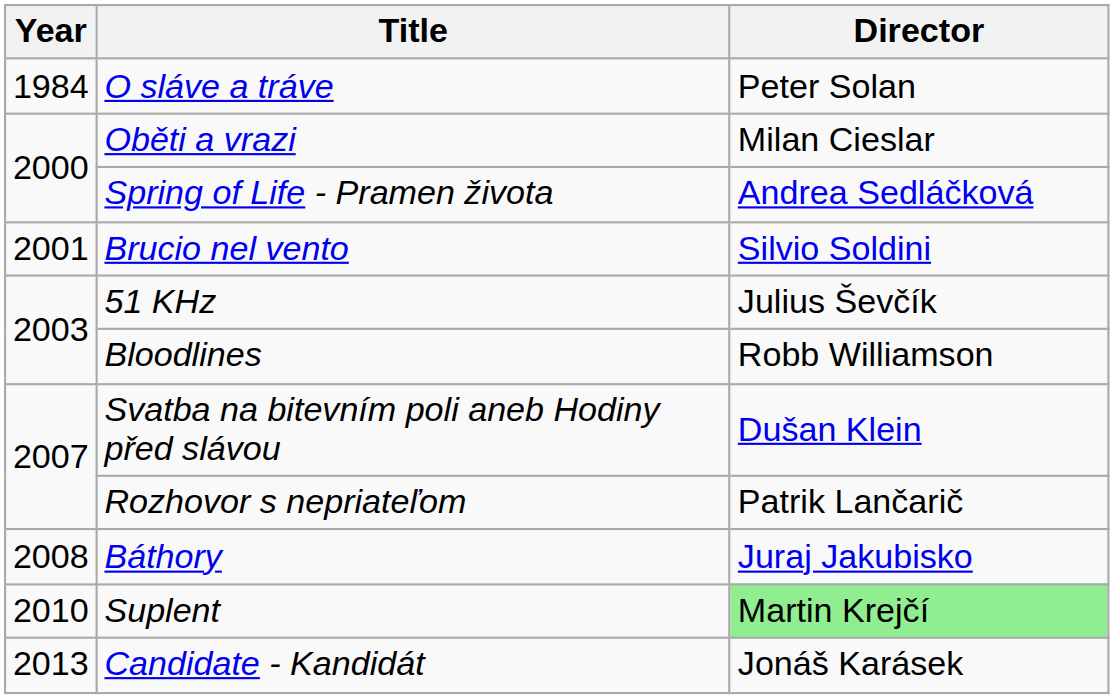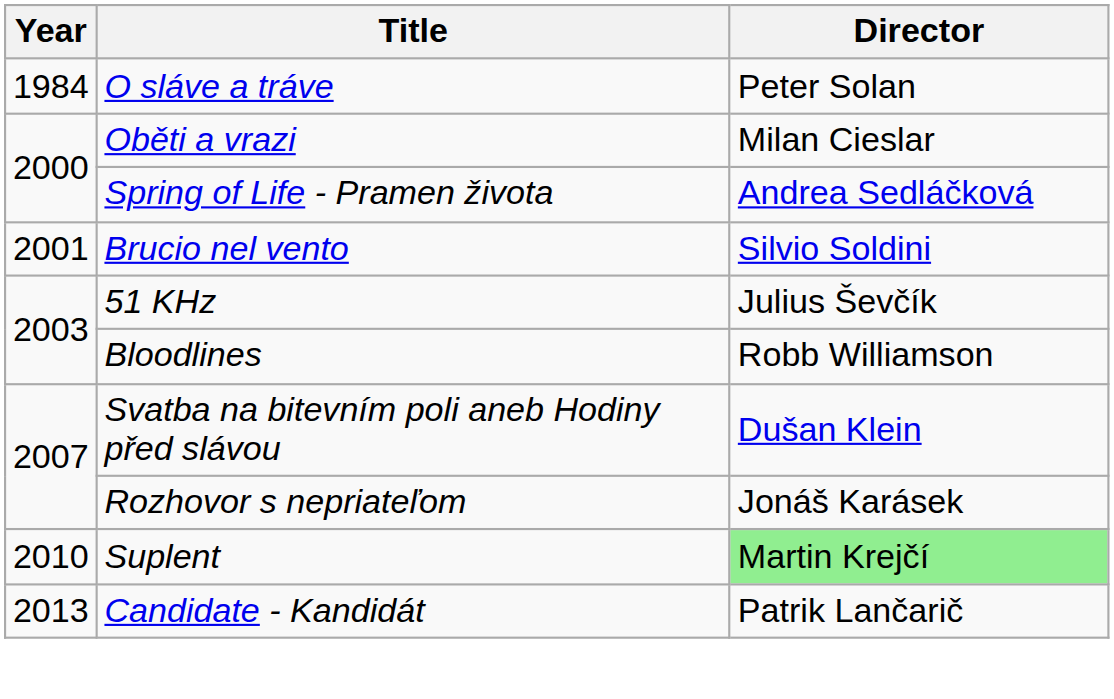(851, 502) Patrik Lančarič -> (851, 502) Jonáš Karásek
- row: (163, 556)
(851, 664) Jonáš Karásek -> (851, 610) Patrik Lančarič
